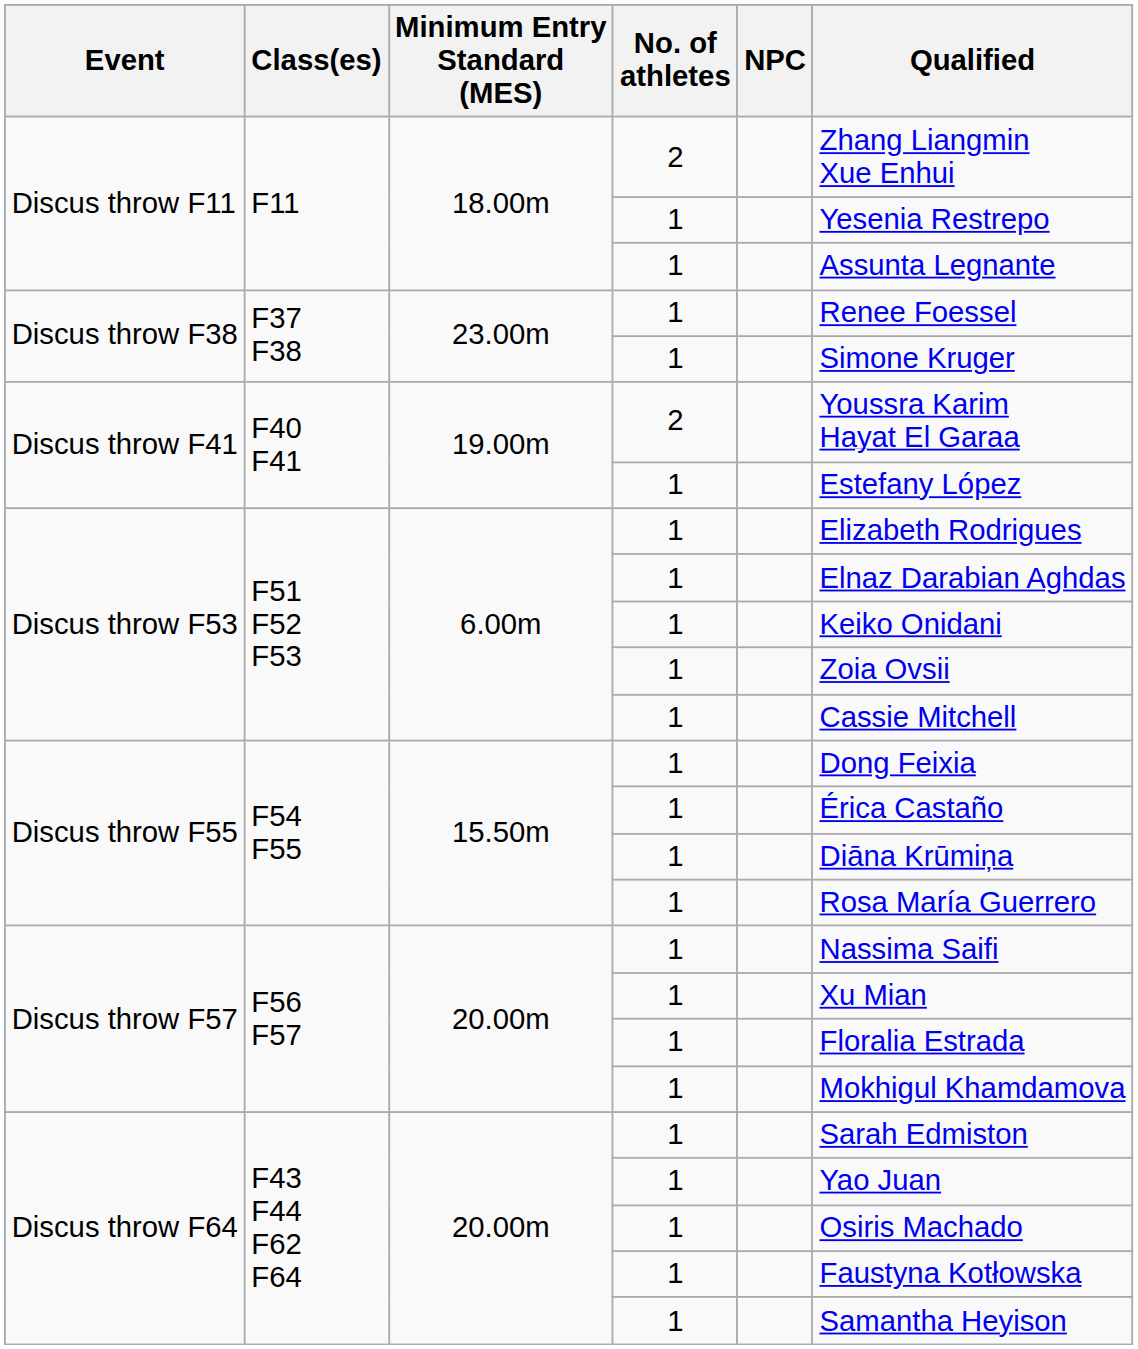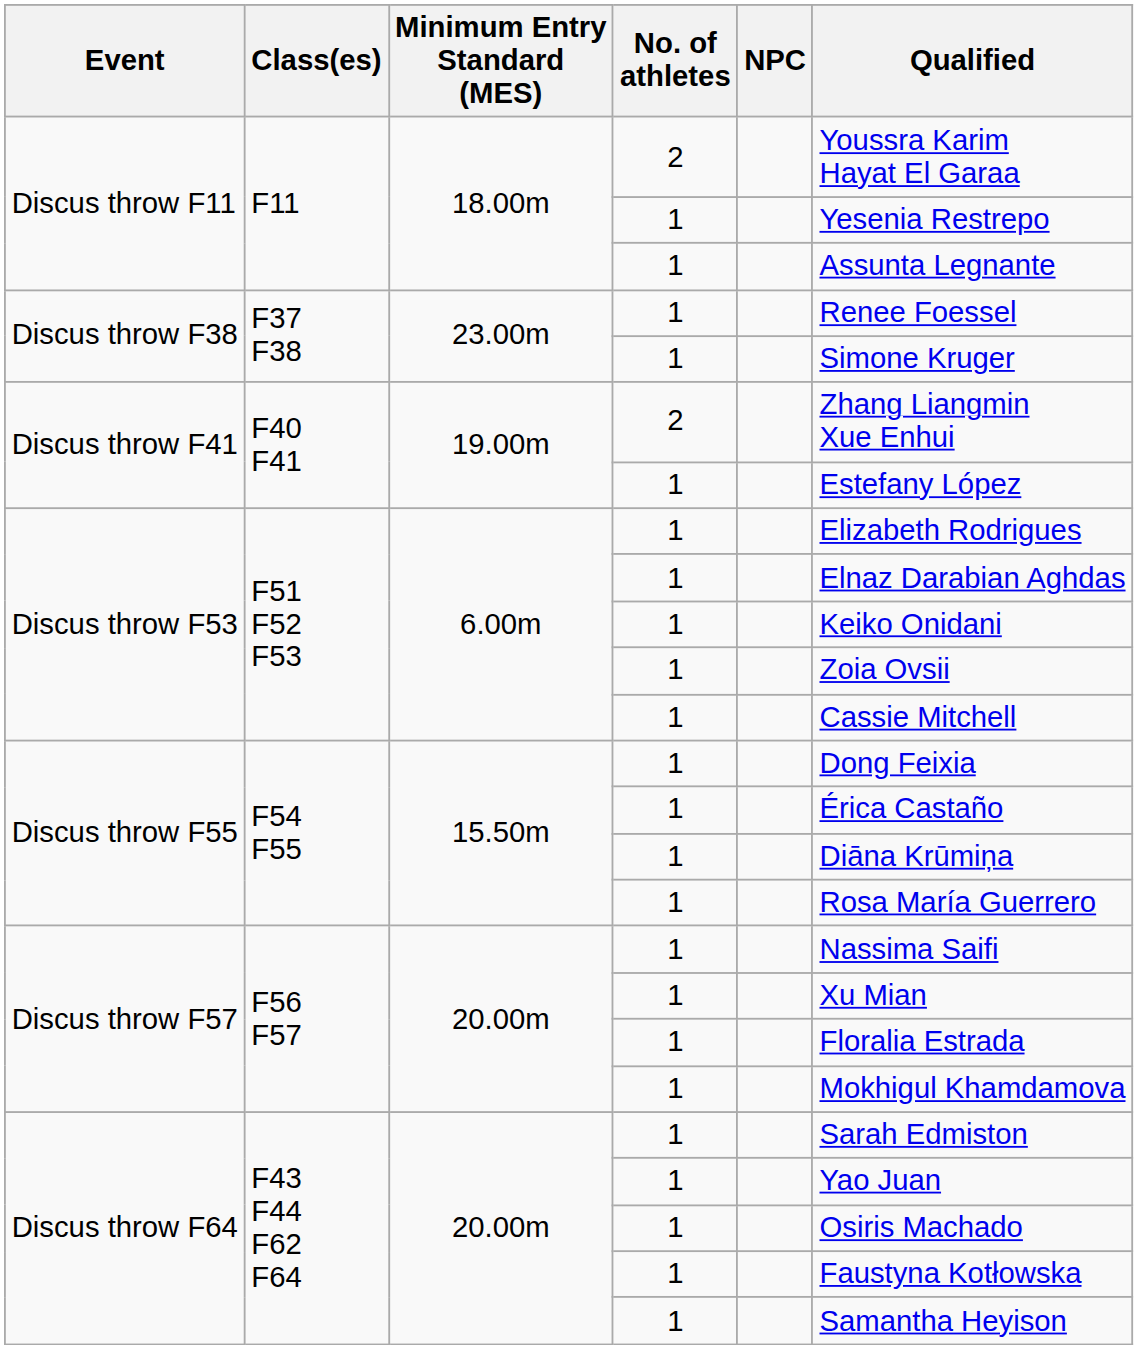(924, 156) Zhang Liangmin Xue Enhui -> (920, 156) Youssra Karim Hayat El Garaa
(920, 421) Youssra Karim Hayat El Garaa -> (924, 421) Zhang Liangmin Xue Enhui
